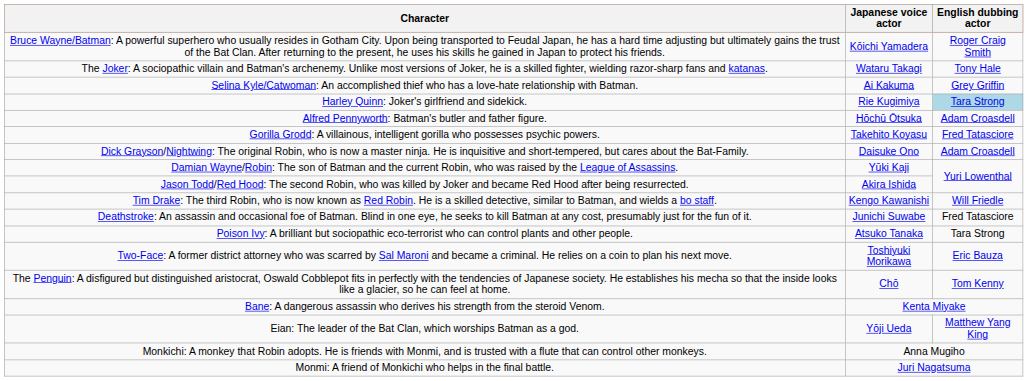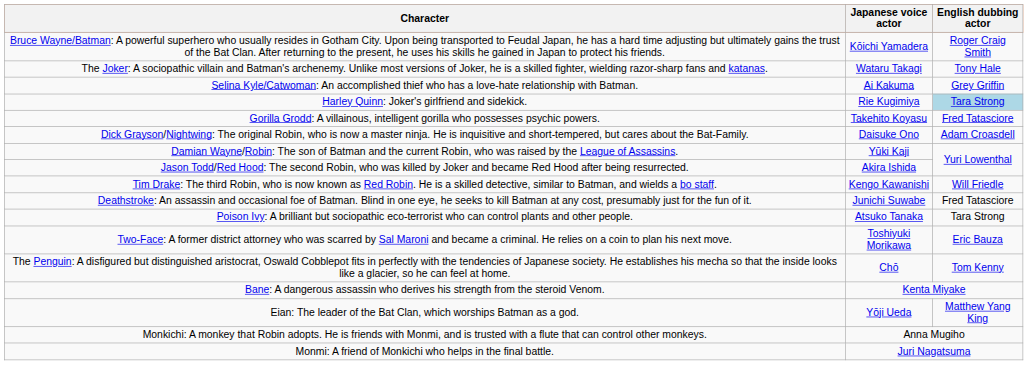- row: (425, 118)
